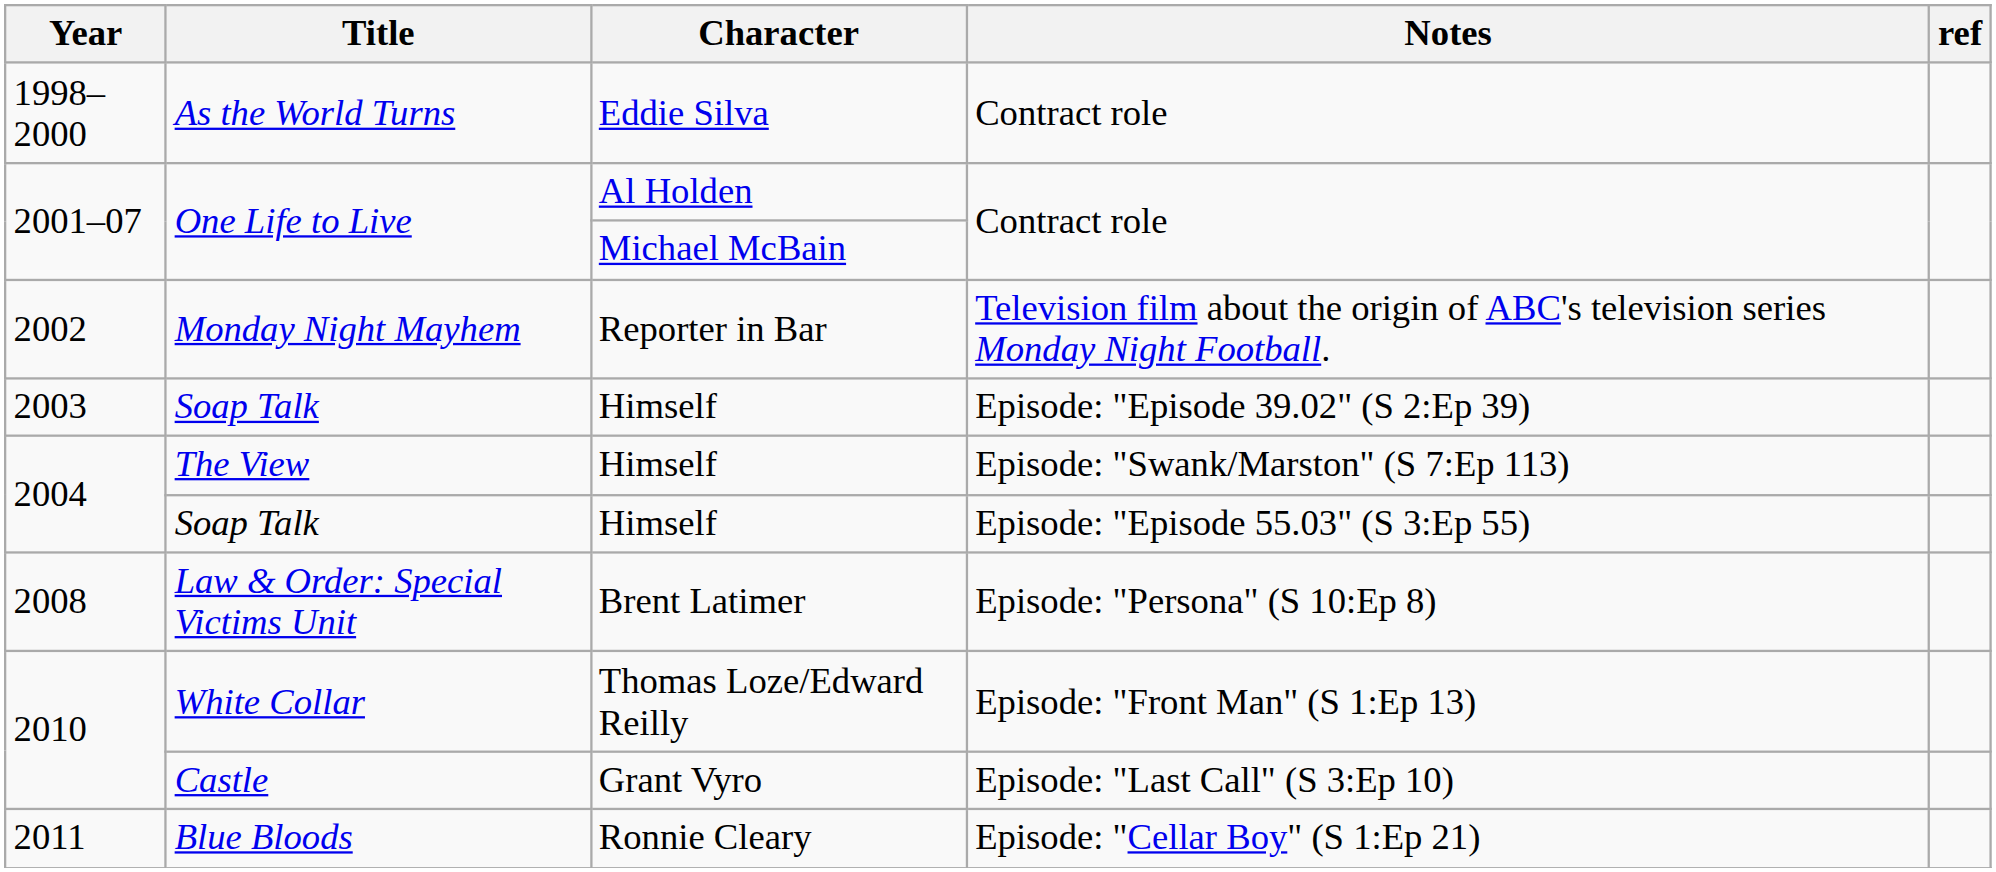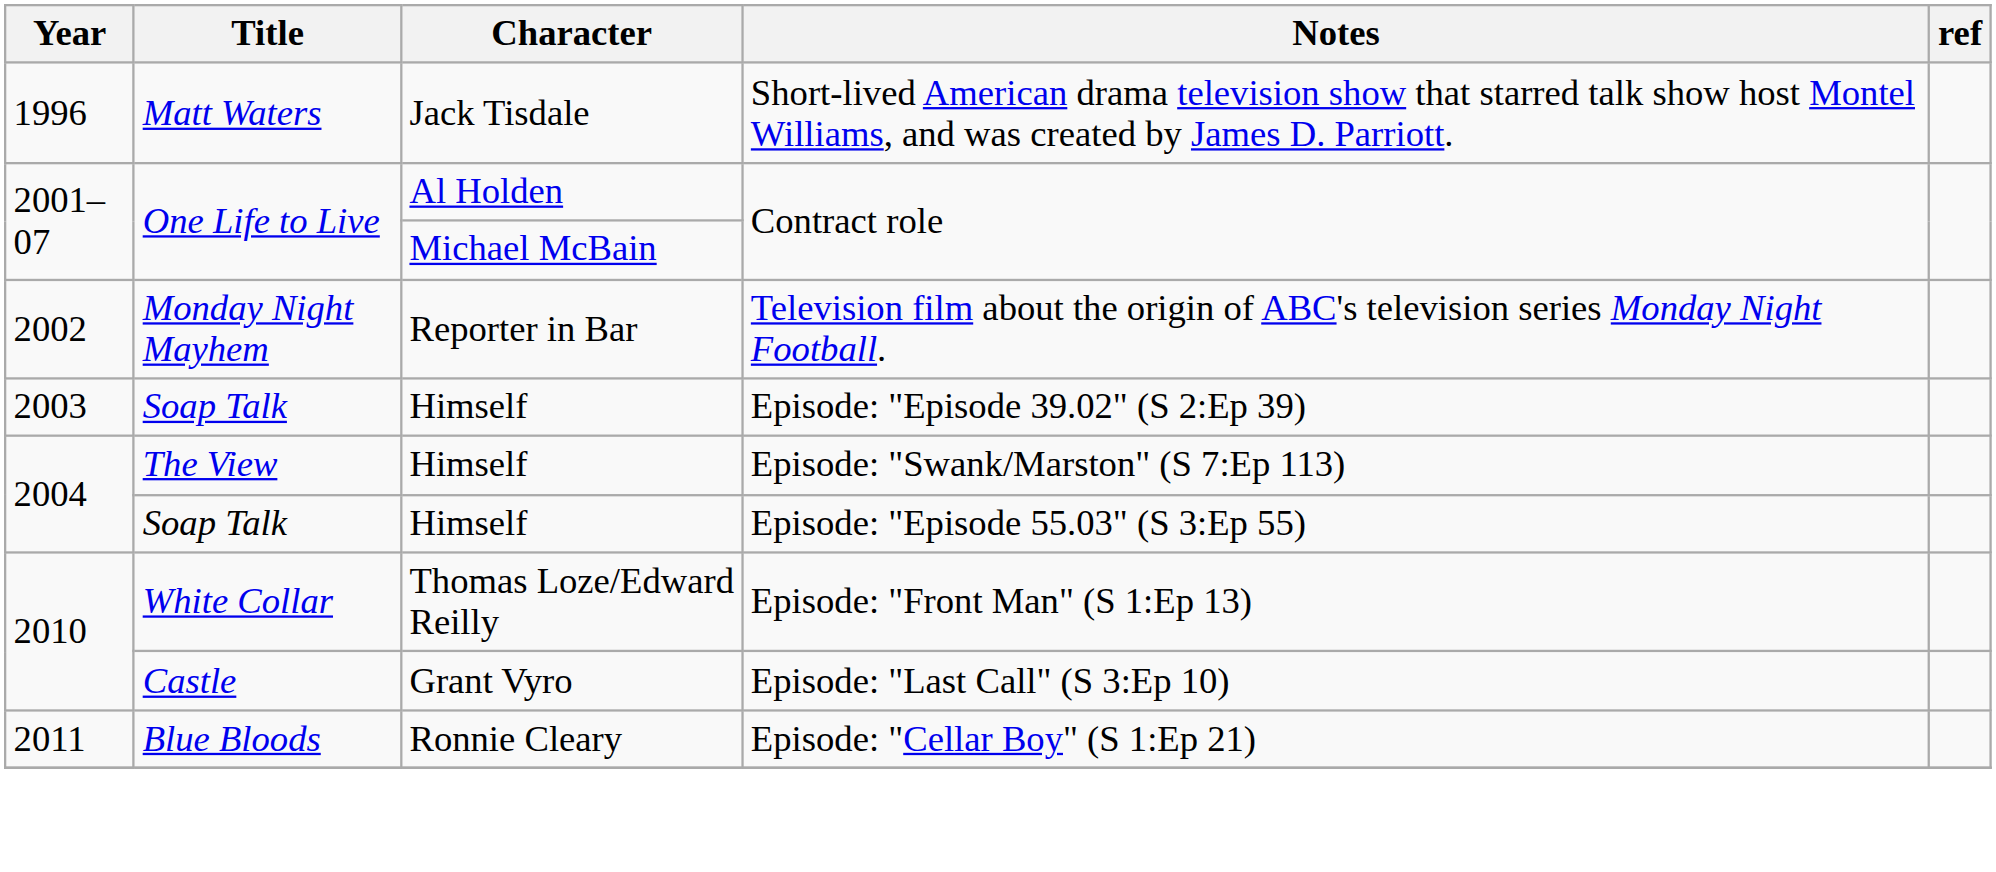+ row: (232, 112)
- row: (315, 112)
- row: (338, 601)
